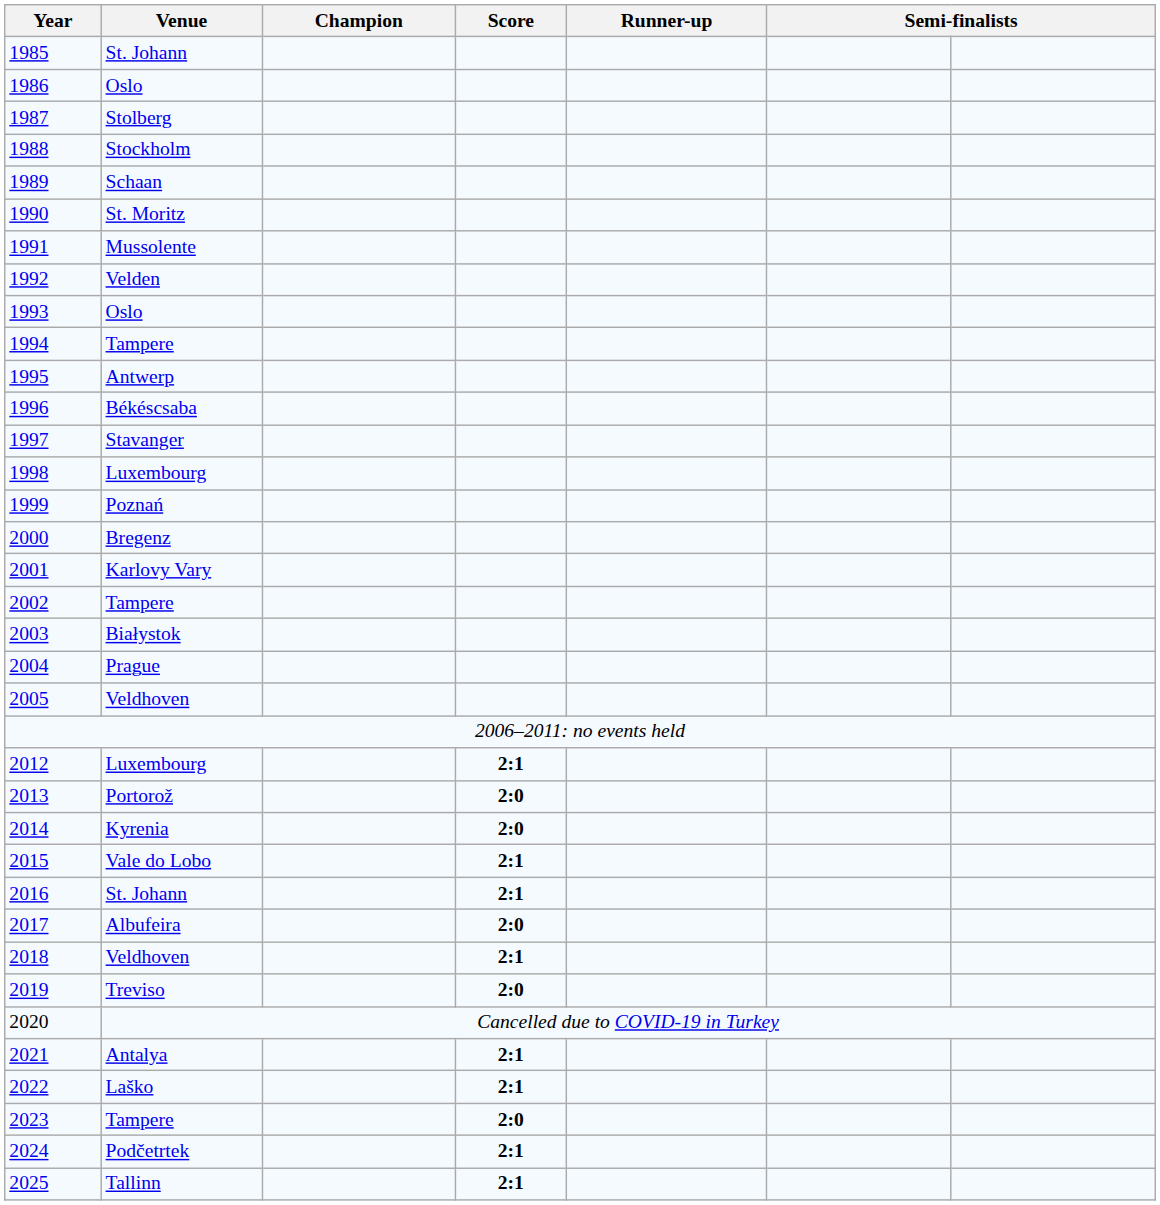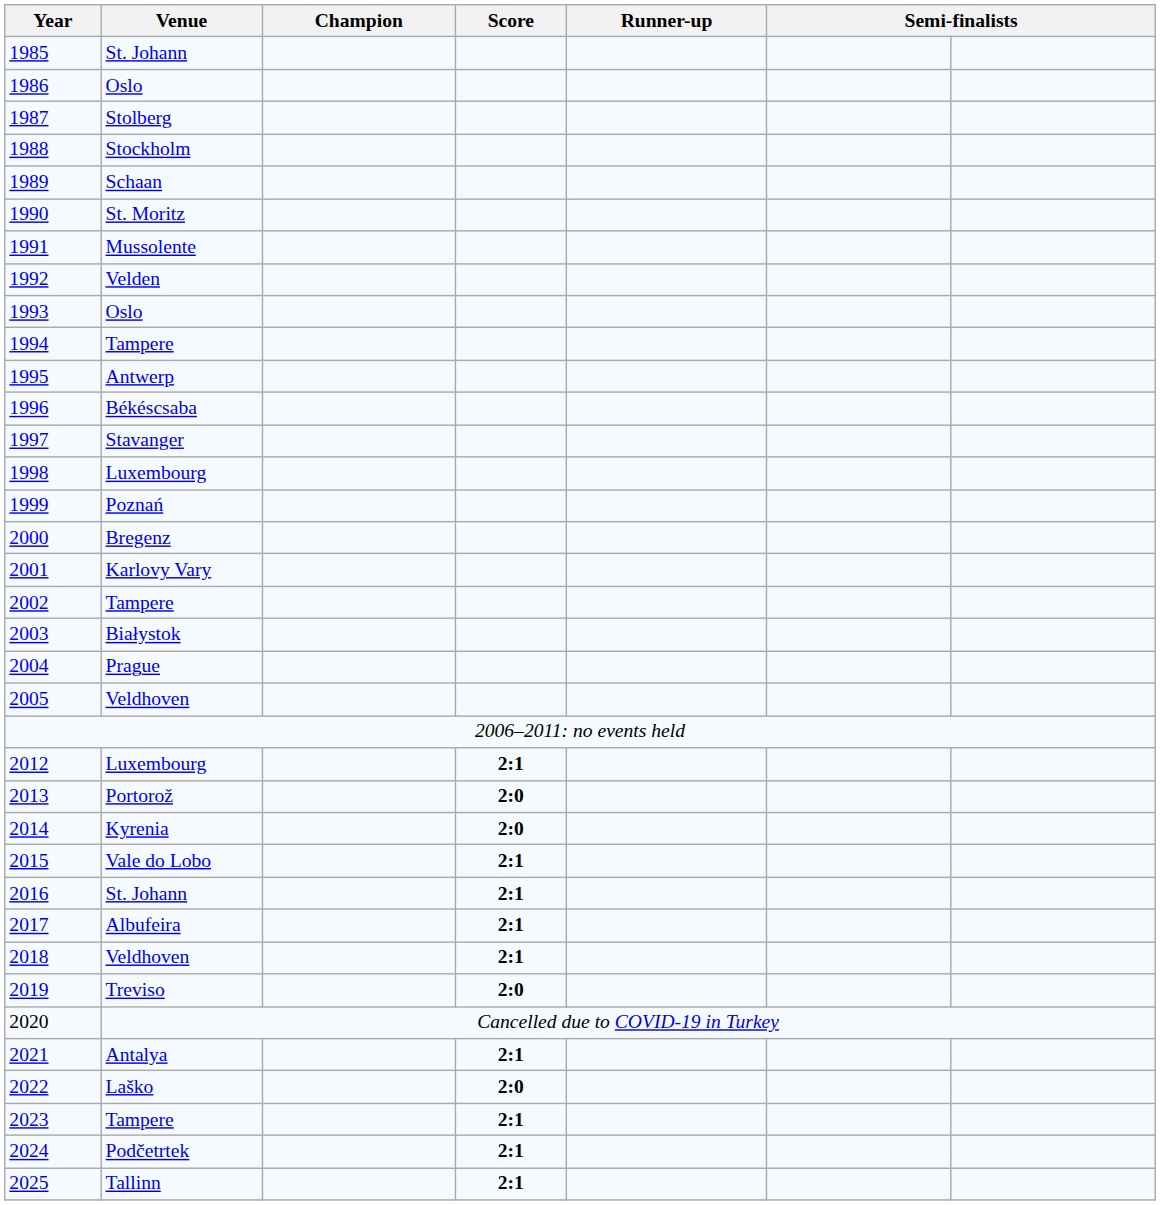(511, 924) 2:0 -> (511, 924) 2:1
(511, 1086) 2:1 -> (511, 1086) 2:0
(511, 1118) 2:0 -> (511, 1118) 2:1
